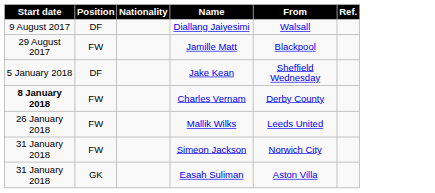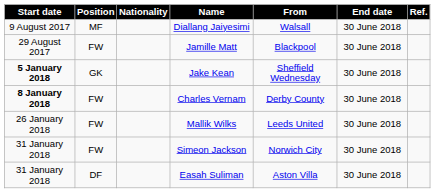+ column: (372, 12)
(96, 27) DF -> (96, 27) MF
(40, 73) normal -> (40, 73) bold
(96, 73) DF -> (96, 73) GK
(96, 175) GK -> (96, 175) DF
